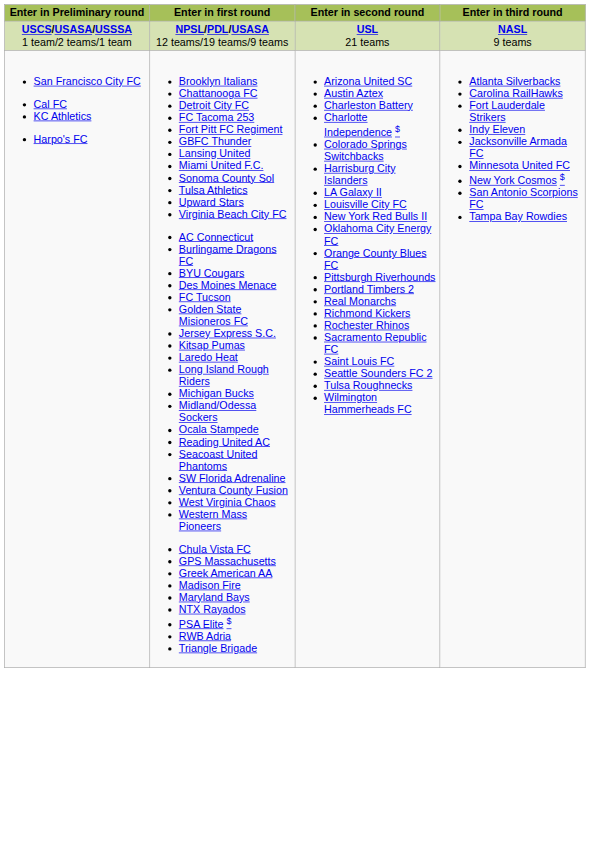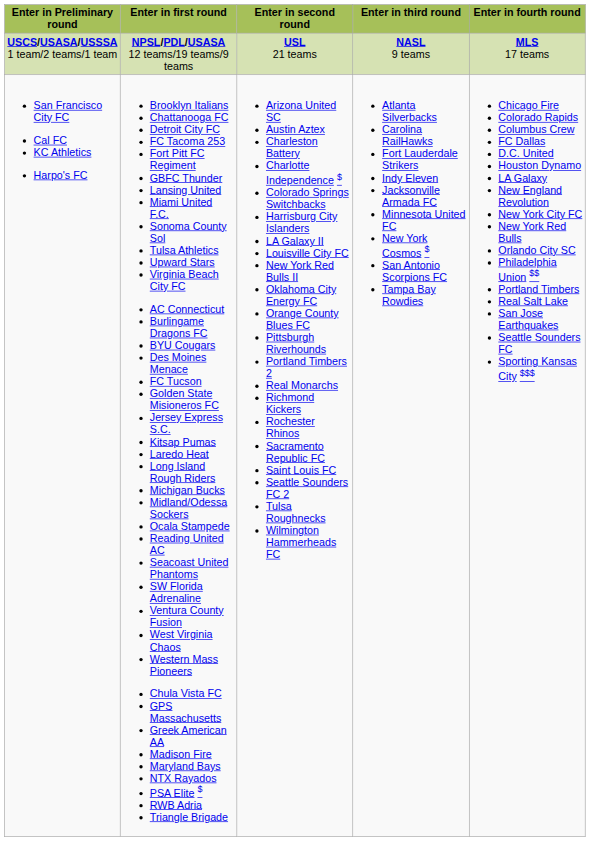+ column: (527, 13)
